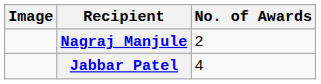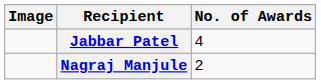rows swapped: (124, 66) <-> (124, 41)
